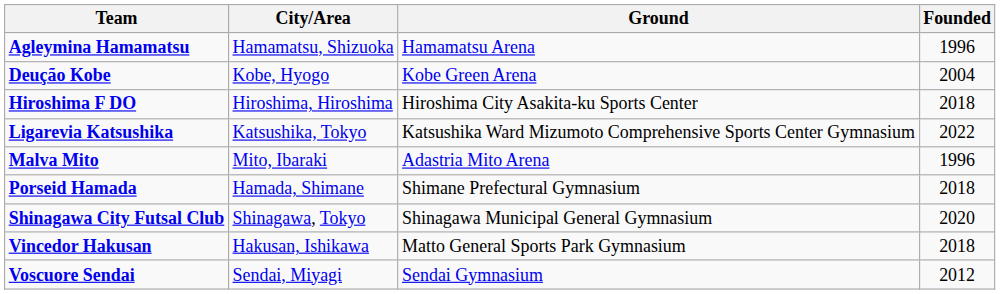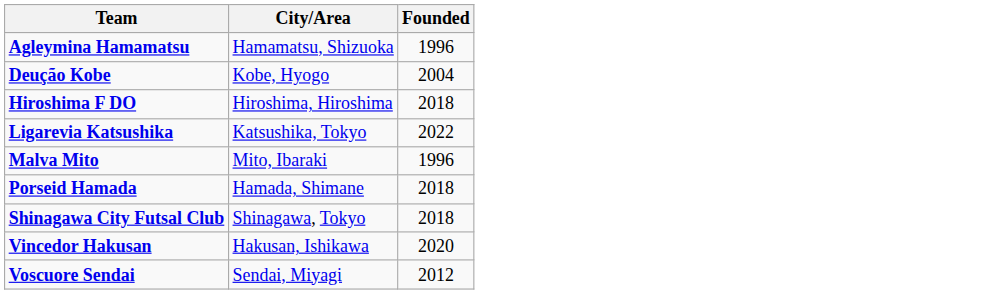- column: (658, 18)
(957, 217) 2020 -> (436, 217) 2018
(957, 246) 2018 -> (436, 246) 2020
